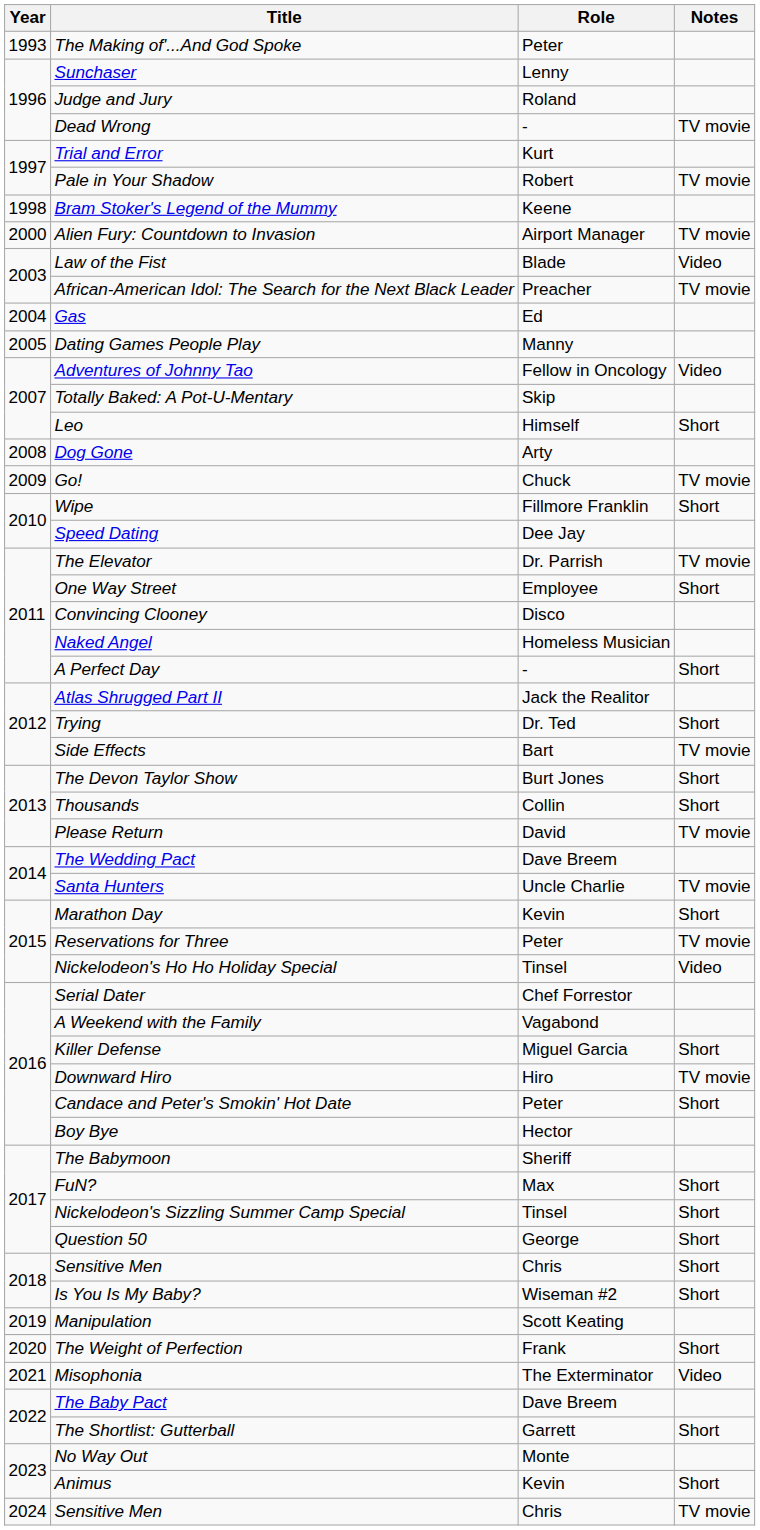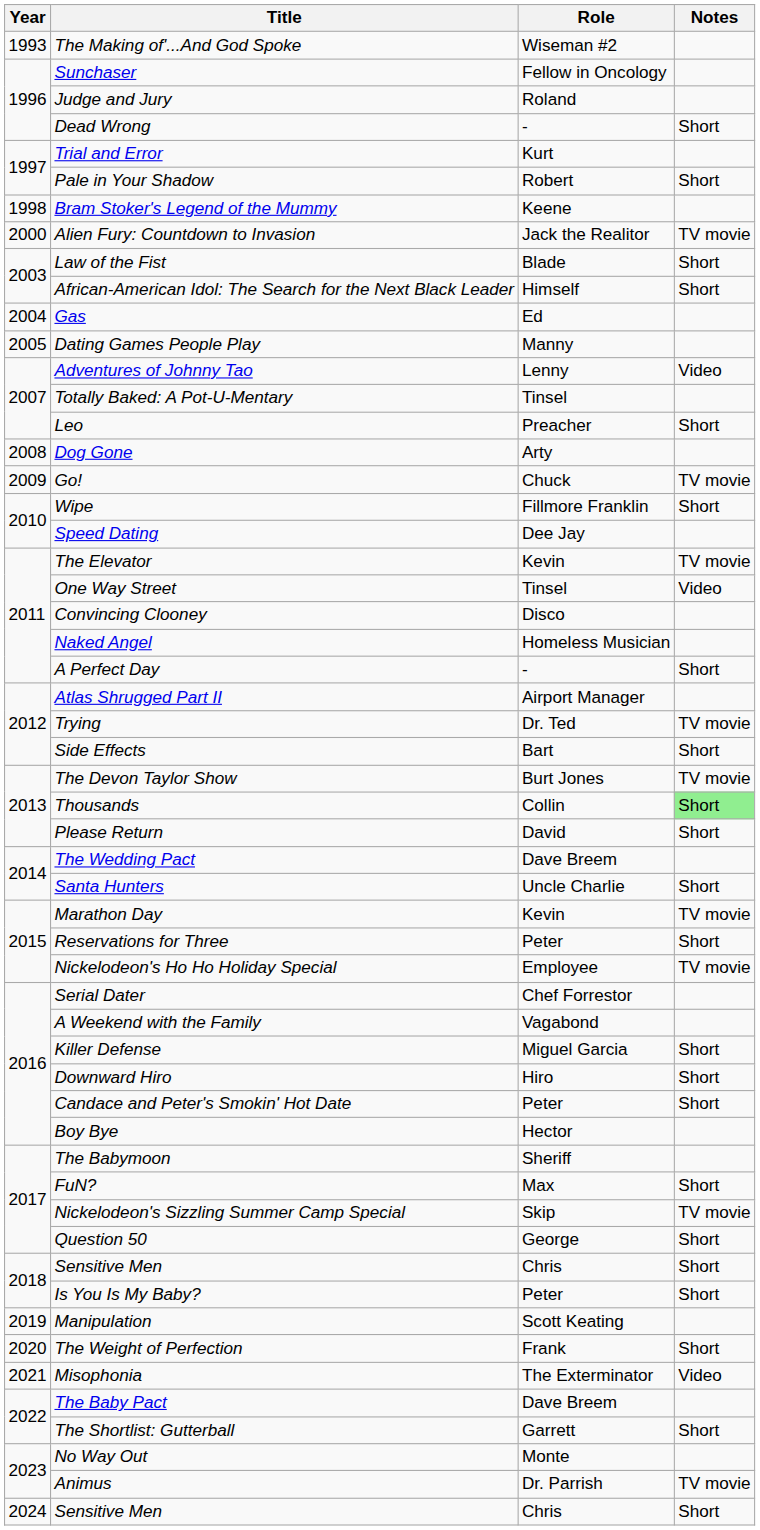(542, 45) Peter -> (570, 45) Wiseman #2
(545, 72) Lenny -> (594, 72) Fellow in Oncology
(714, 126) TV movie -> (699, 126) Short
(714, 180) TV movie -> (699, 180) Short
(583, 235) Airport Manager -> (586, 235) Jack the Realitor
(700, 262) Video -> (699, 262) Short
(557, 289) Preacher -> (550, 289) Himself
(714, 289) TV movie -> (699, 289) Short
(594, 371) Fellow in Oncology -> (545, 371) Lenny
(539, 398) Skip -> (544, 398) Tinsel
(550, 425) Himself -> (557, 425) Preacher
(562, 561) Dr. Parrish -> (543, 561) Kevin
(560, 588) Employee -> (544, 588) Tinsel
(699, 588) Short -> (700, 588) Video
(586, 696) Jack the Realitor -> (583, 696) Airport Manager
(699, 724) Short -> (714, 724) TV movie
(714, 751) TV movie -> (699, 751) Short
(699, 778) Short -> (714, 778) TV movie
(699, 805) no background -> (699, 805) lightgreen background
(714, 832) TV movie -> (699, 832) Short
(714, 886) TV movie -> (699, 886) Short
(699, 914) Short -> (714, 914) TV movie
(714, 941) TV movie -> (699, 941) Short
(544, 968) Tinsel -> (560, 968) Employee
(700, 968) Video -> (714, 968) TV movie
(714, 1076) TV movie -> (699, 1076) Short
(544, 1212) Tinsel -> (539, 1212) Skip
(699, 1212) Short -> (714, 1212) TV movie
(570, 1294) Wiseman #2 -> (542, 1294) Peter
(543, 1484) Kevin -> (562, 1484) Dr. Parrish
(699, 1484) Short -> (714, 1484) TV movie
(714, 1511) TV movie -> (699, 1511) Short
